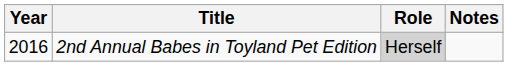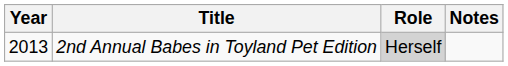(28, 46) 2016 -> (28, 46) 2013
